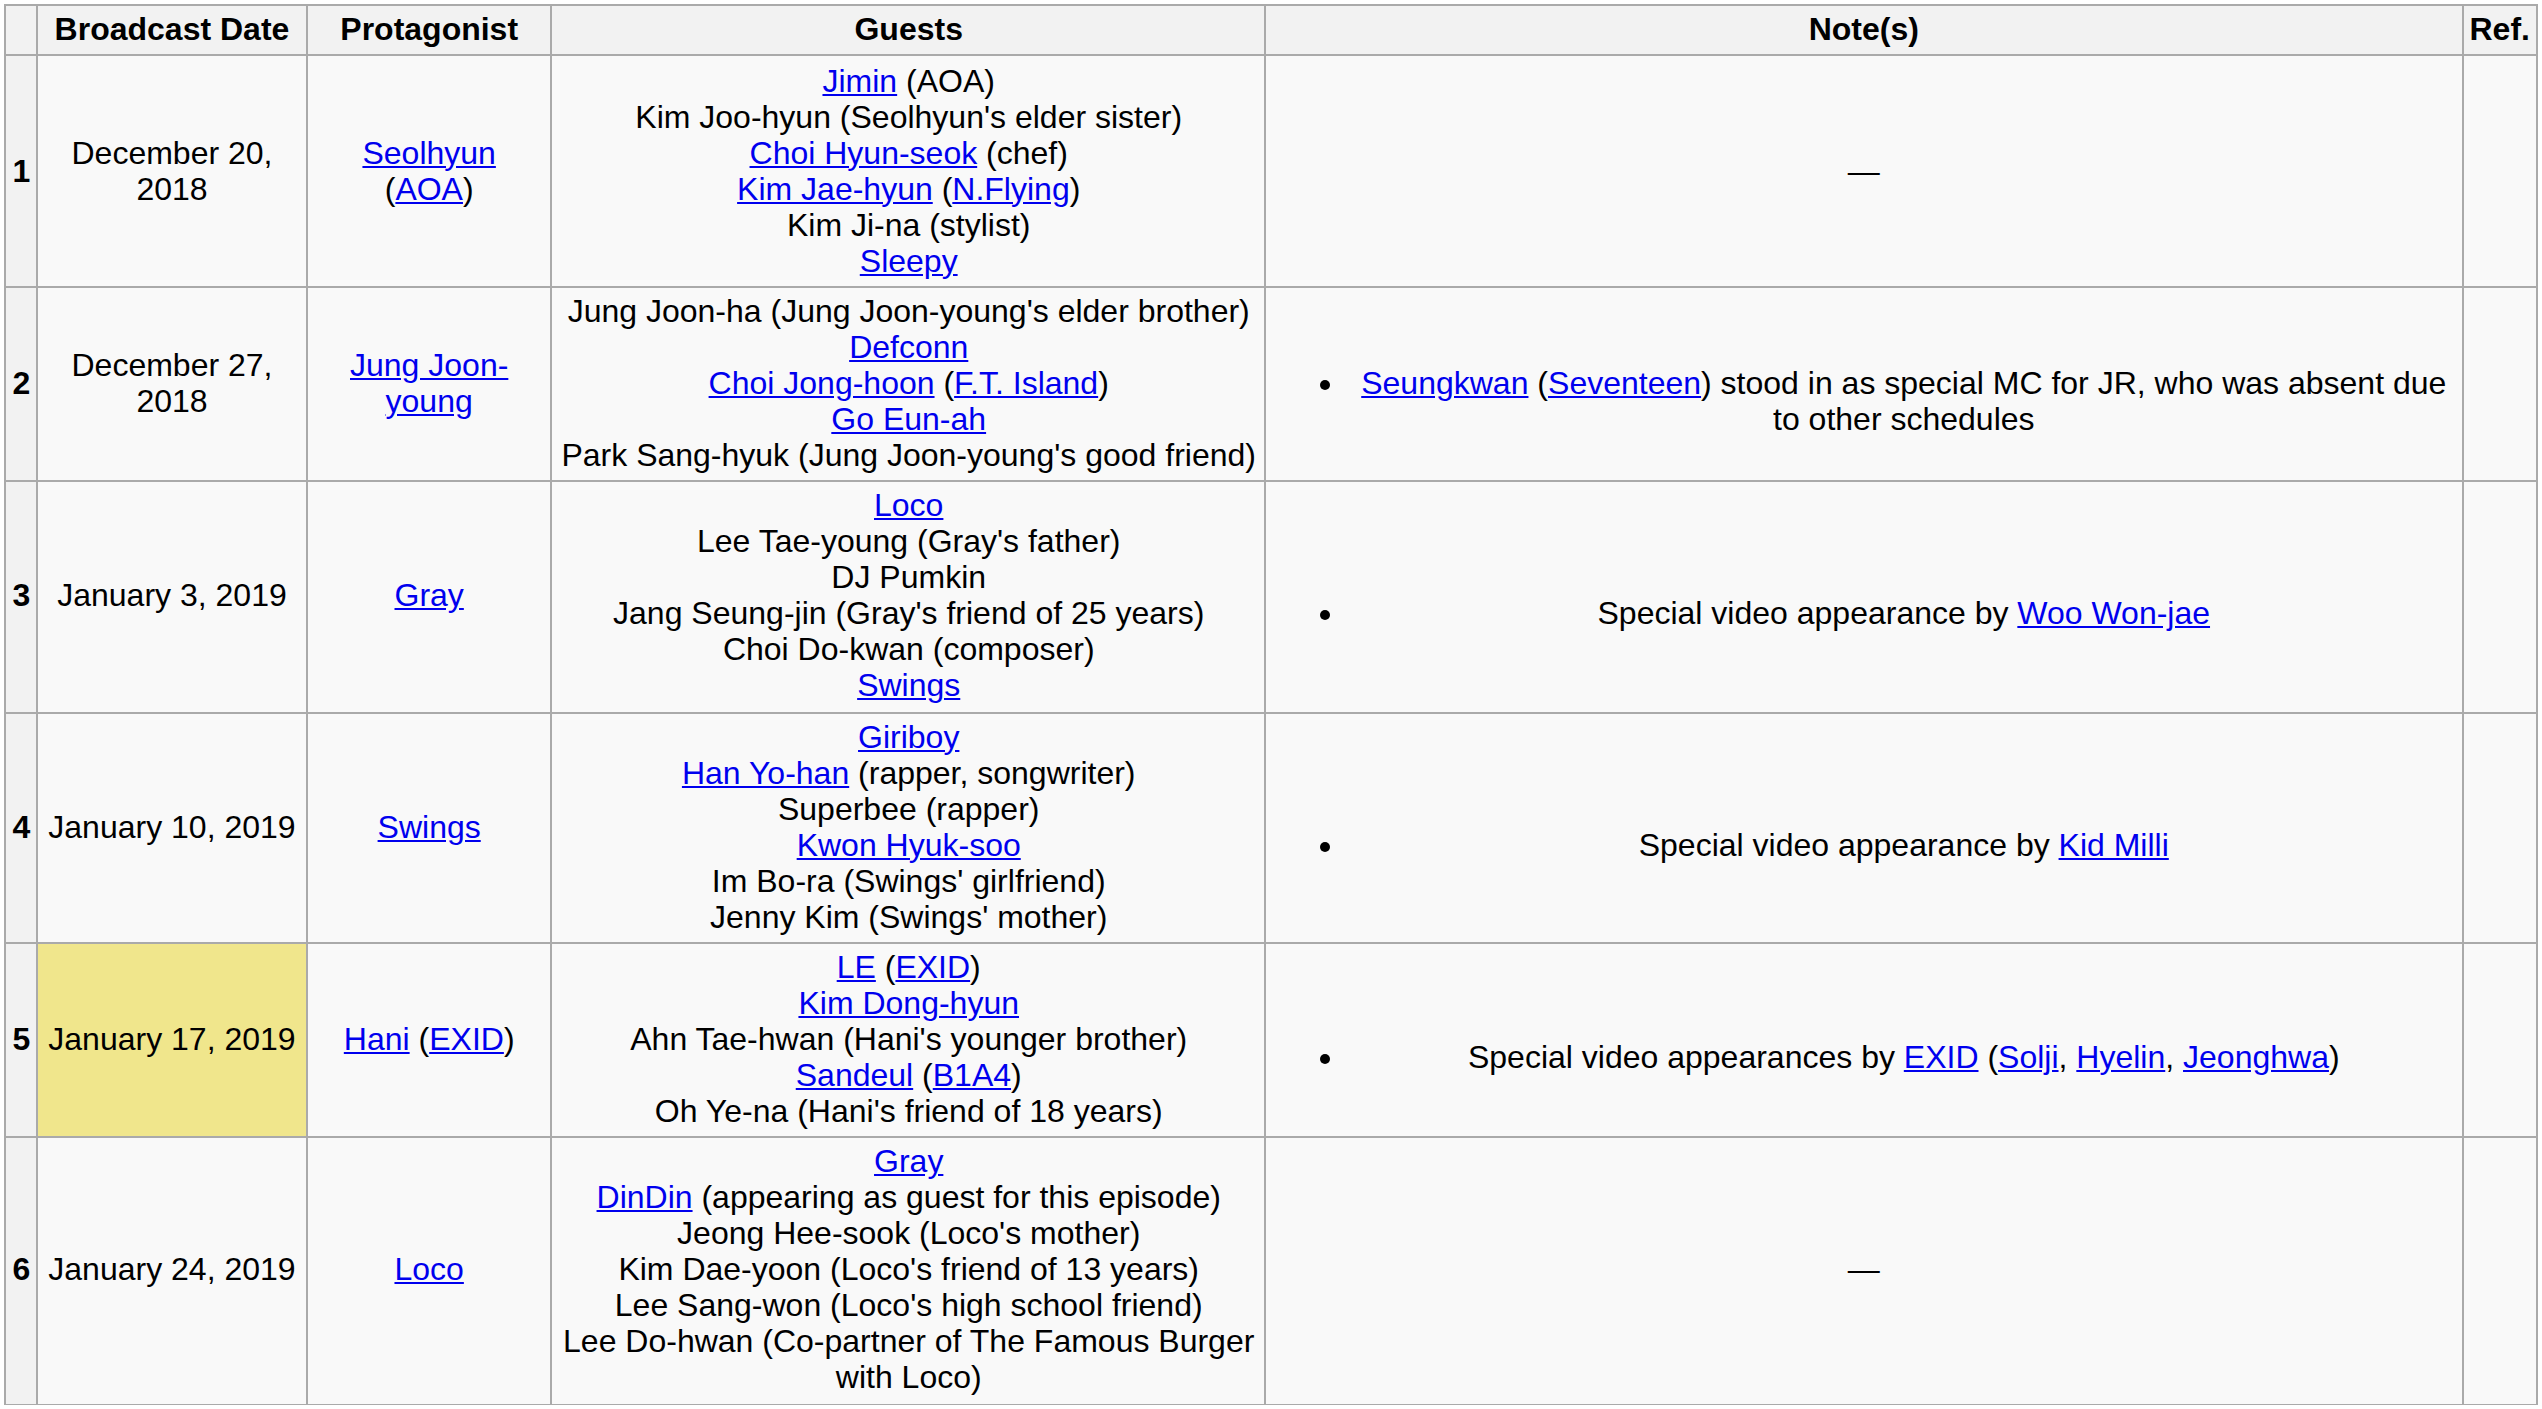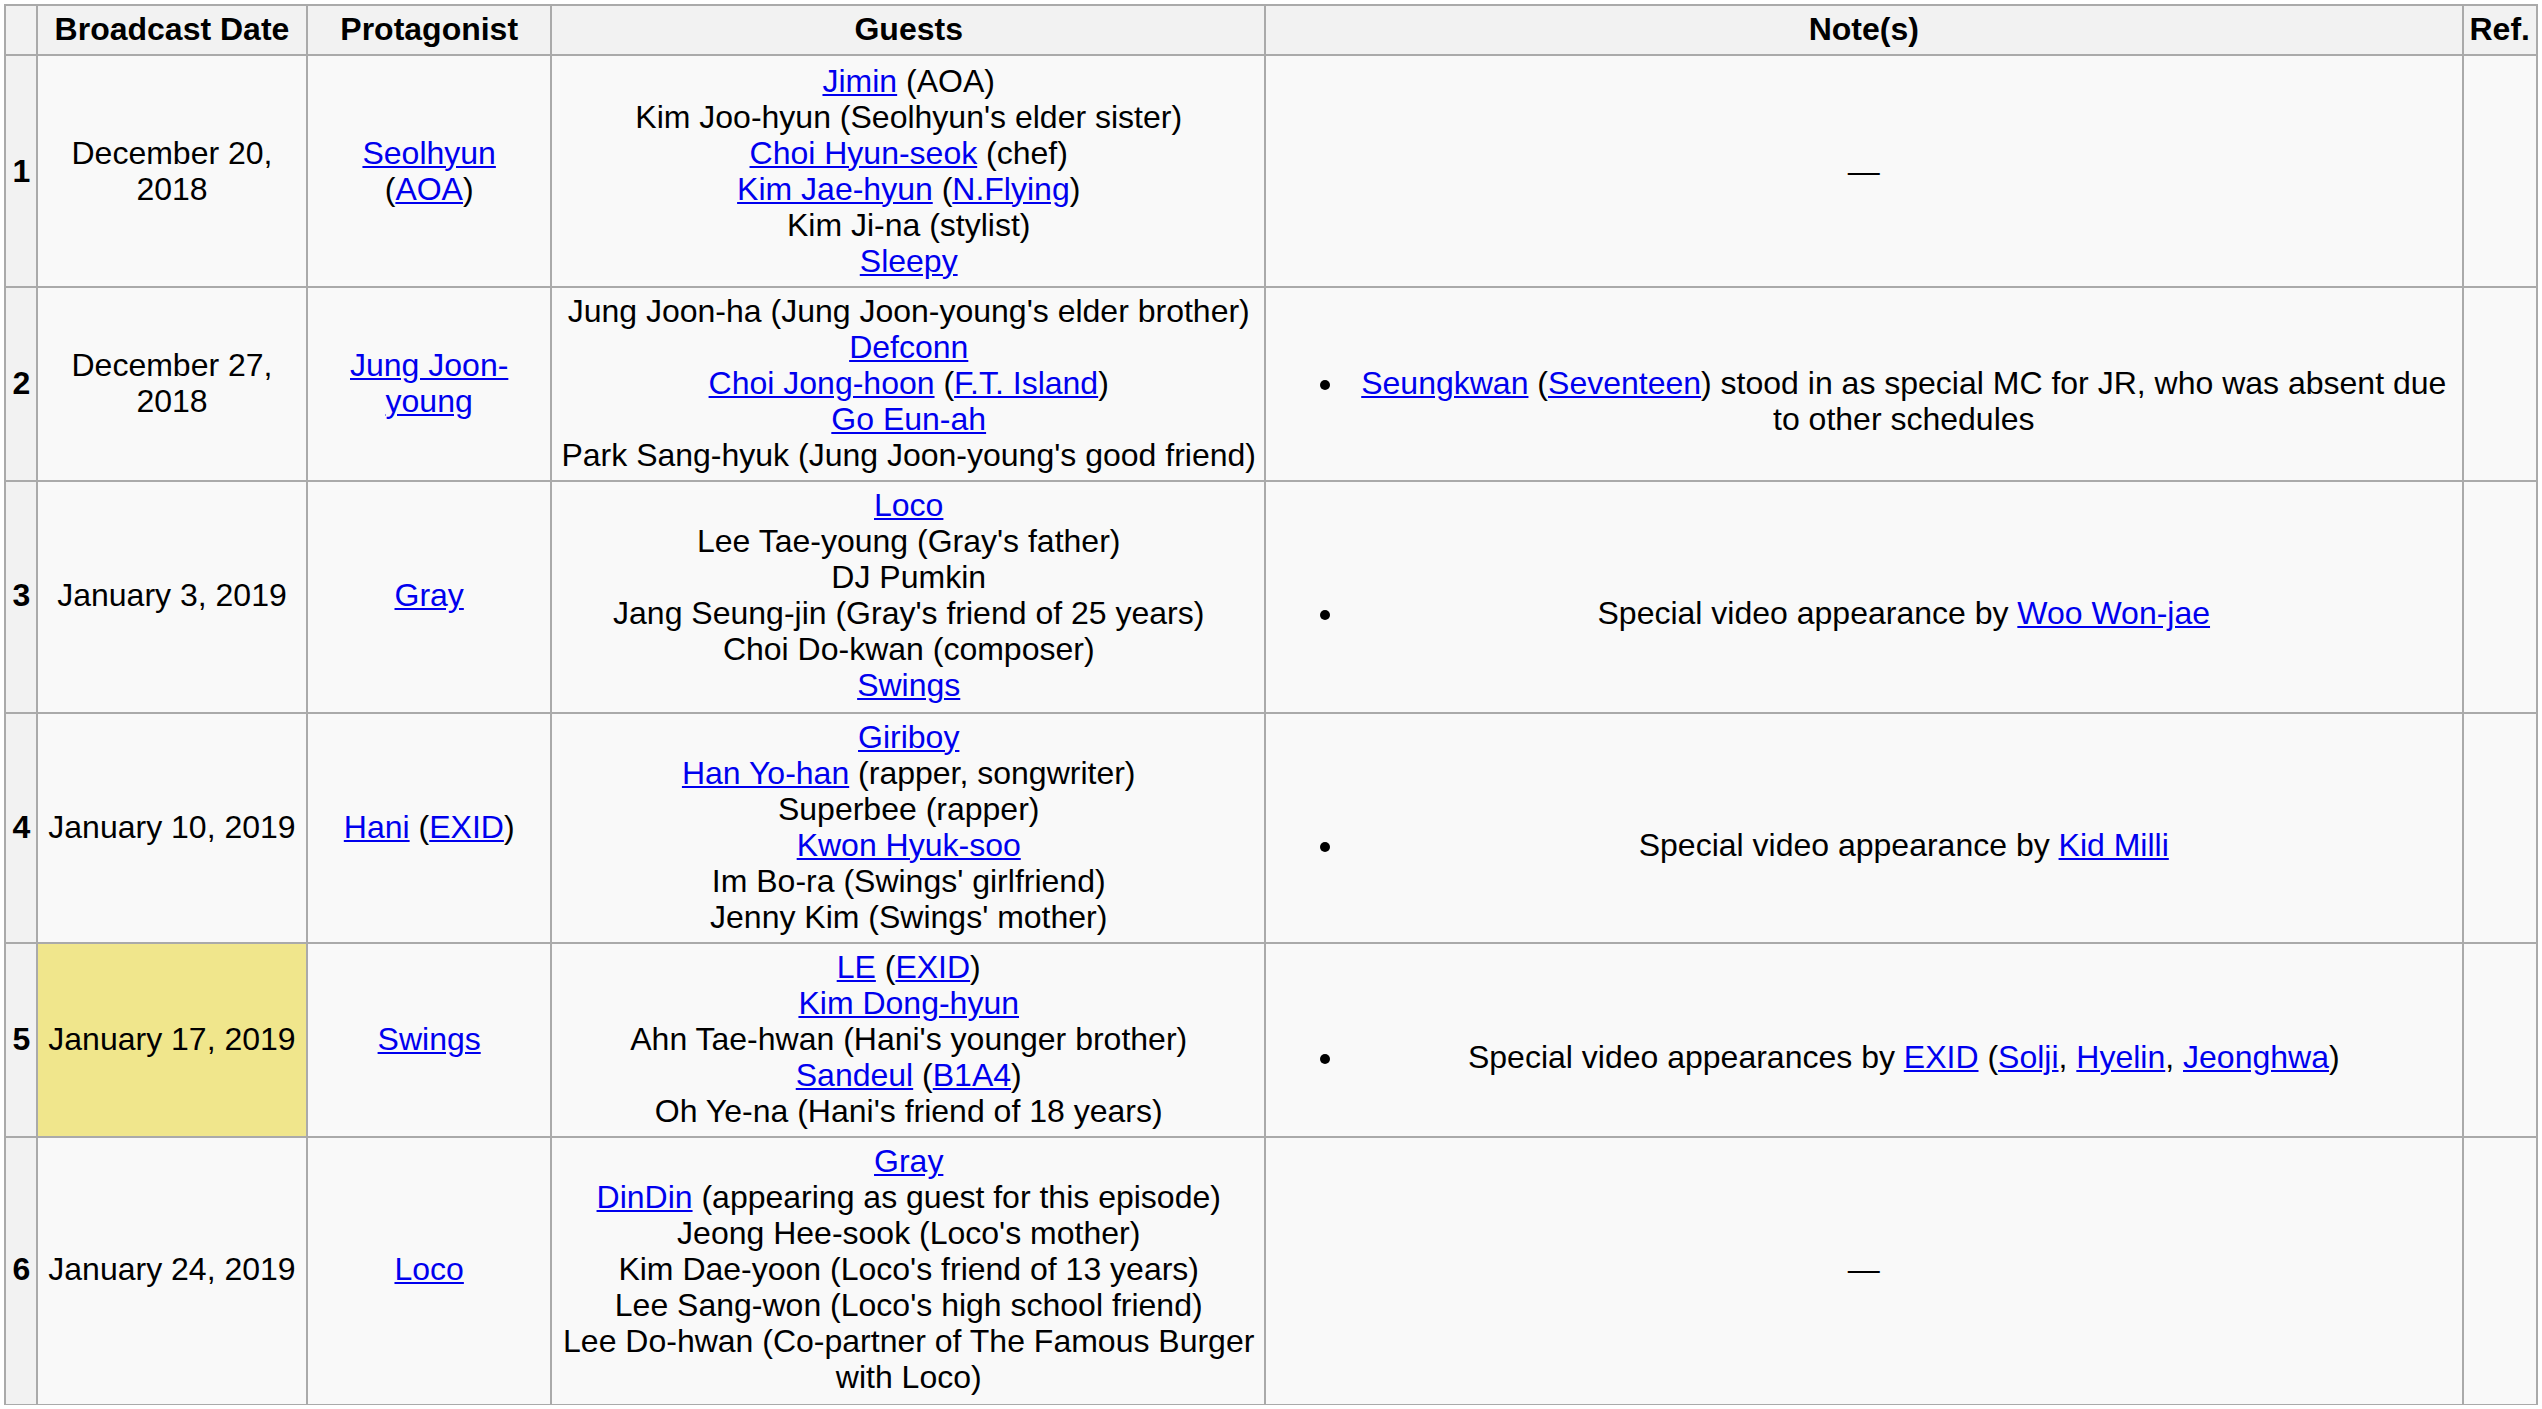(429, 826) Swings -> (429, 826) Hani (EXID)
(429, 1039) Hani (EXID) -> (429, 1039) Swings
